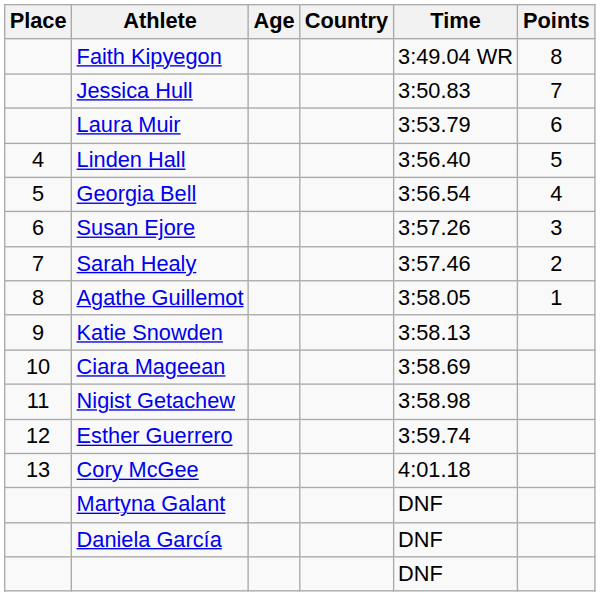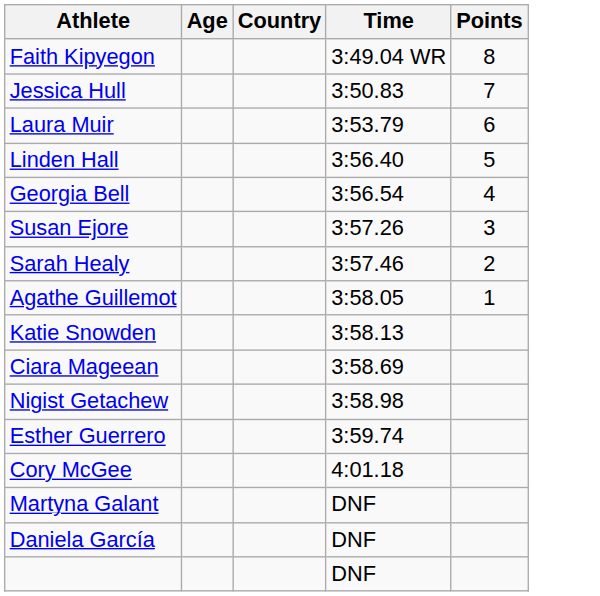- column: (38, 21)
